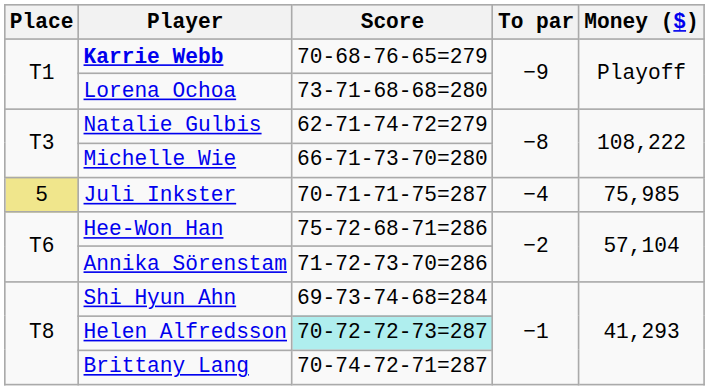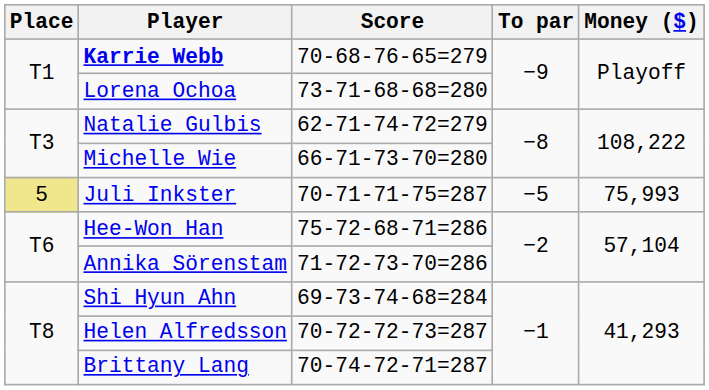(536, 195) −4 -> (536, 195) −5
(642, 195) 75,985 -> (642, 195) 75,993
(392, 333) paleturquoise background -> (392, 333) no background
